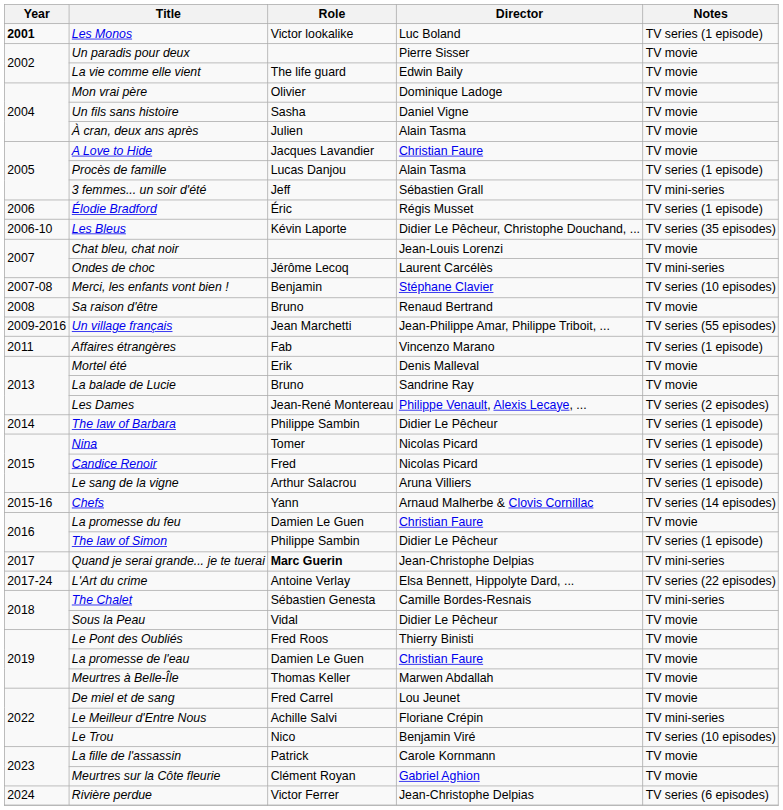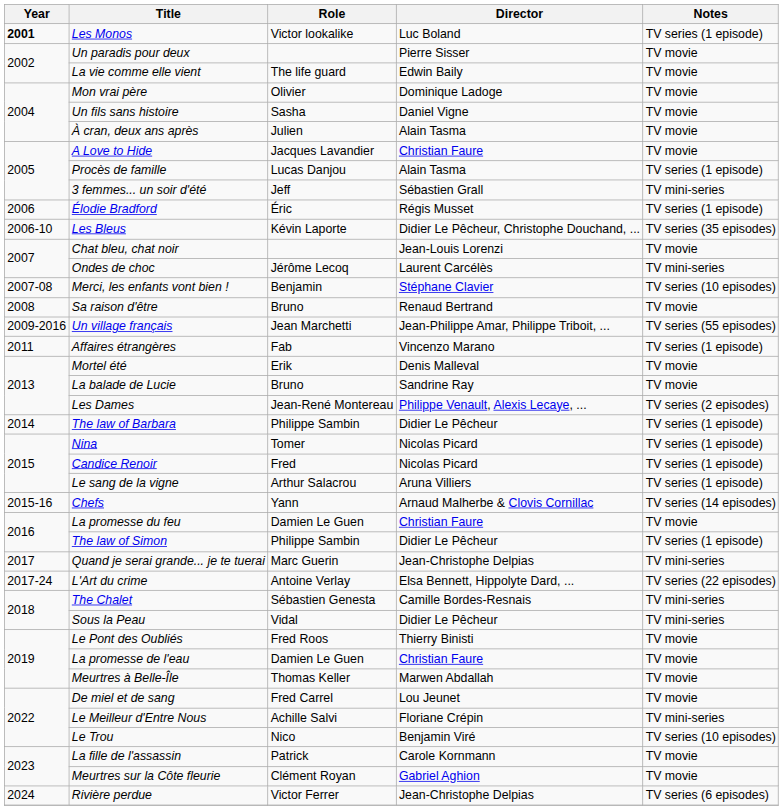(307, 561) bold -> (305, 561) normal
(672, 619) TV movie -> (685, 619) TV mini-series
